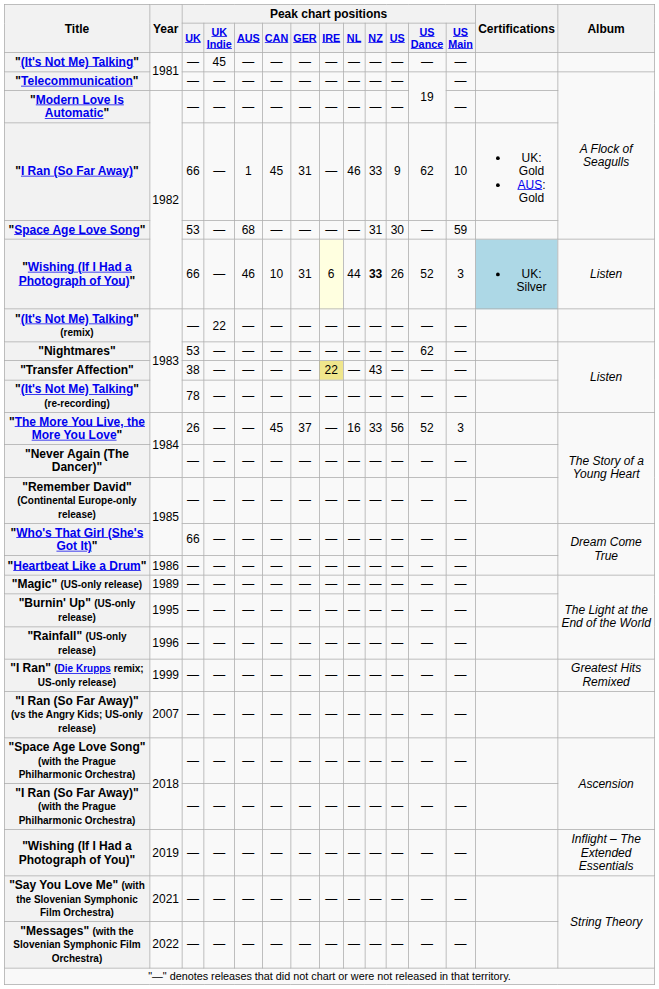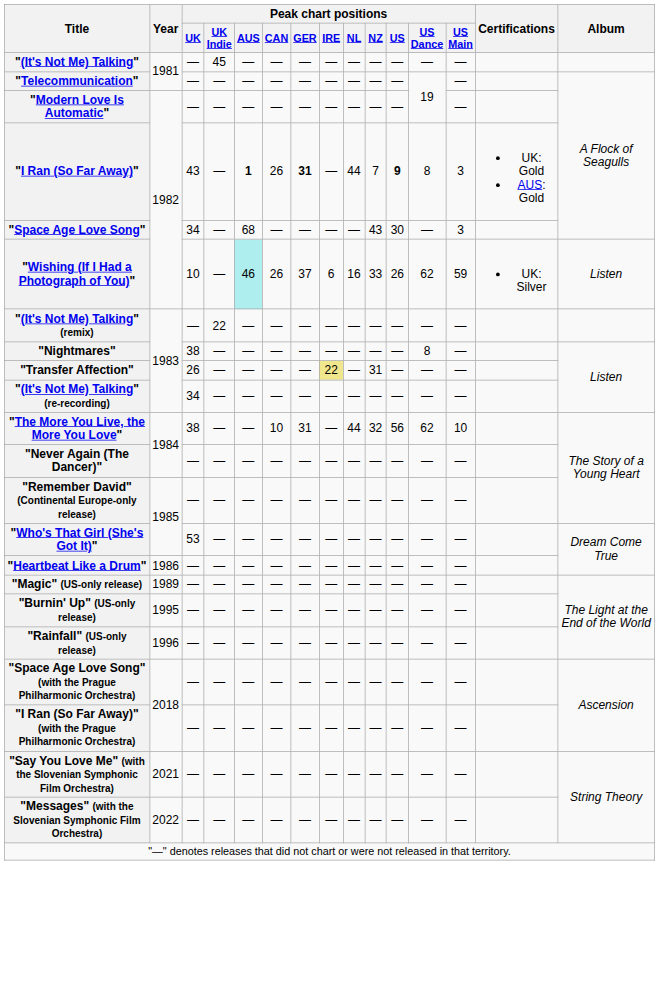(193, 171) 66 -> (193, 171) 43
(248, 171) normal -> (248, 171) bold
(276, 171) 45 -> (276, 171) 26
(305, 171) normal -> (305, 171) bold
(354, 171) 46 -> (354, 171) 44
(376, 171) 33 -> (376, 171) 7
(397, 171) normal -> (397, 171) bold
(427, 171) 62 -> (427, 171) 8
(461, 171) 10 -> (461, 171) 3
(193, 229) 53 -> (193, 229) 34
(376, 229) 31 -> (376, 229) 43
(461, 229) 59 -> (461, 229) 3
(193, 274) 66 -> (193, 274) 10
(248, 274) no background -> (248, 274) paleturquoise background
(276, 274) 10 -> (276, 274) 26
(305, 274) 31 -> (305, 274) 37
(331, 274) lightyellow background -> (331, 274) no background
(354, 274) 44 -> (354, 274) 16
(376, 274) bold -> (376, 274) normal
(427, 274) 52 -> (427, 274) 62
(461, 274) 3 -> (461, 274) 59
(517, 281) lightblue background -> (517, 281) no background
(193, 351) 53 -> (193, 351) 38
(427, 351) 62 -> (427, 351) 8
(193, 370) 38 -> (193, 370) 26
(376, 370) 43 -> (376, 370) 31
(193, 396) 78 -> (193, 396) 34
(193, 428) 26 -> (193, 428) 38
(276, 428) 45 -> (276, 428) 10
(305, 428) 37 -> (305, 428) 31
(354, 428) 16 -> (354, 428) 44
(376, 428) 33 -> (376, 428) 32
(427, 428) 52 -> (427, 428) 62
(461, 428) 3 -> (461, 428) 10
(193, 539) 66 -> (193, 539) 53
- row: (77, 675)
- row: (77, 714)
- row: (77, 852)
